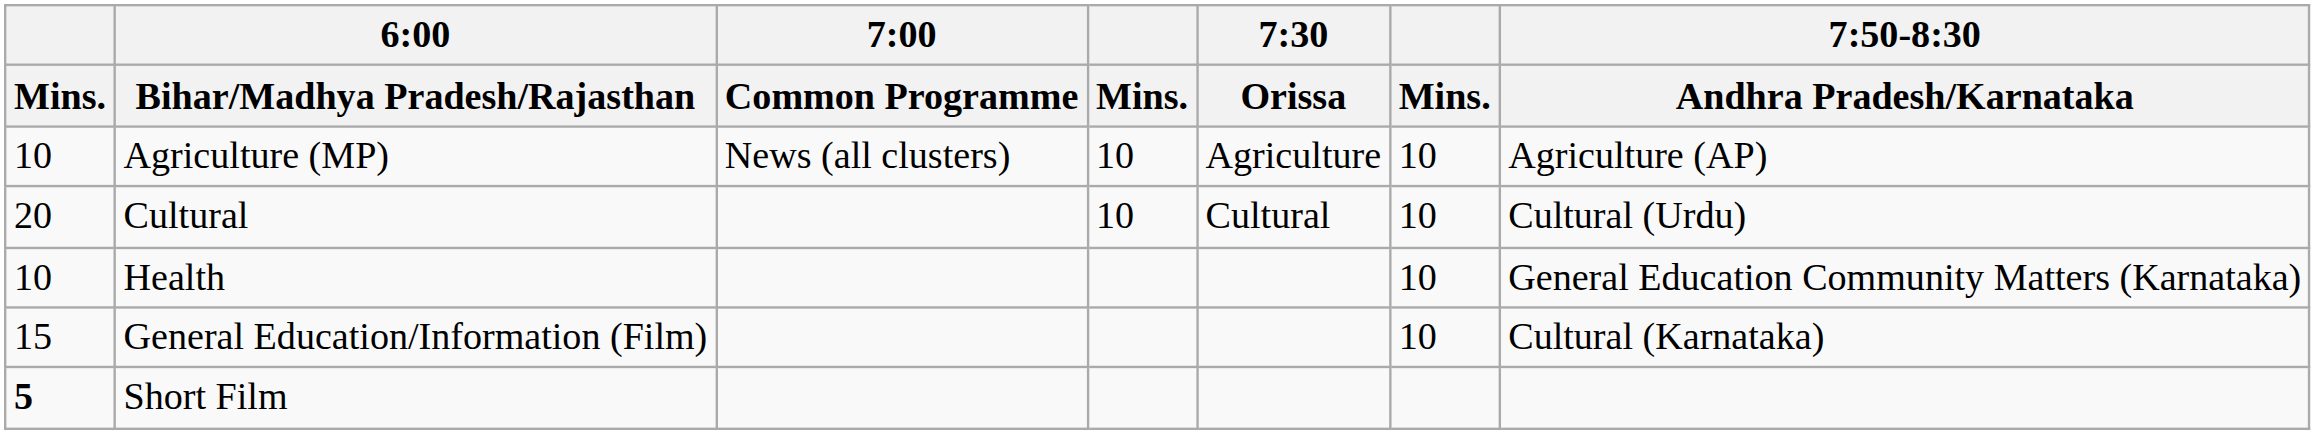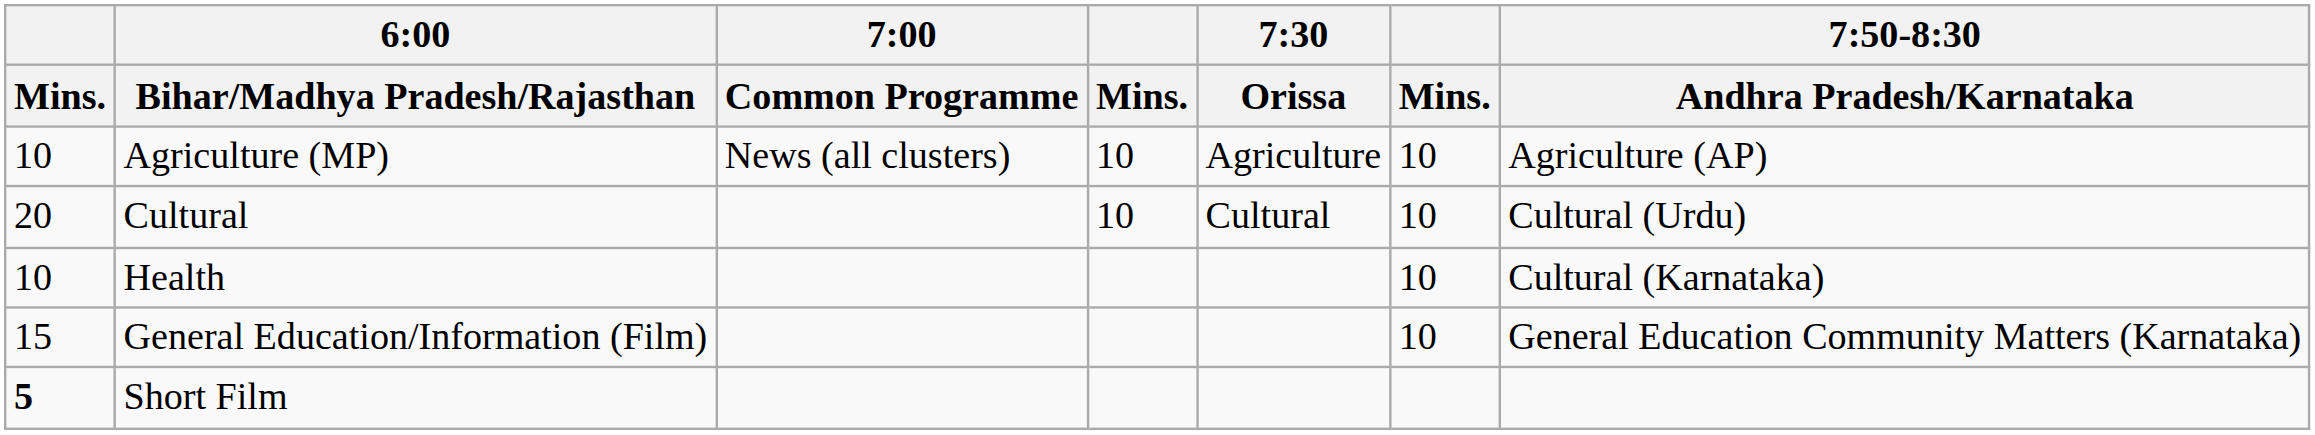(1905, 276) General Education Community Matters (Karnataka) -> (1666, 276) Cultural (Karnataka)
(1666, 336) Cultural (Karnataka) -> (1905, 336) General Education Community Matters (Karnataka)
